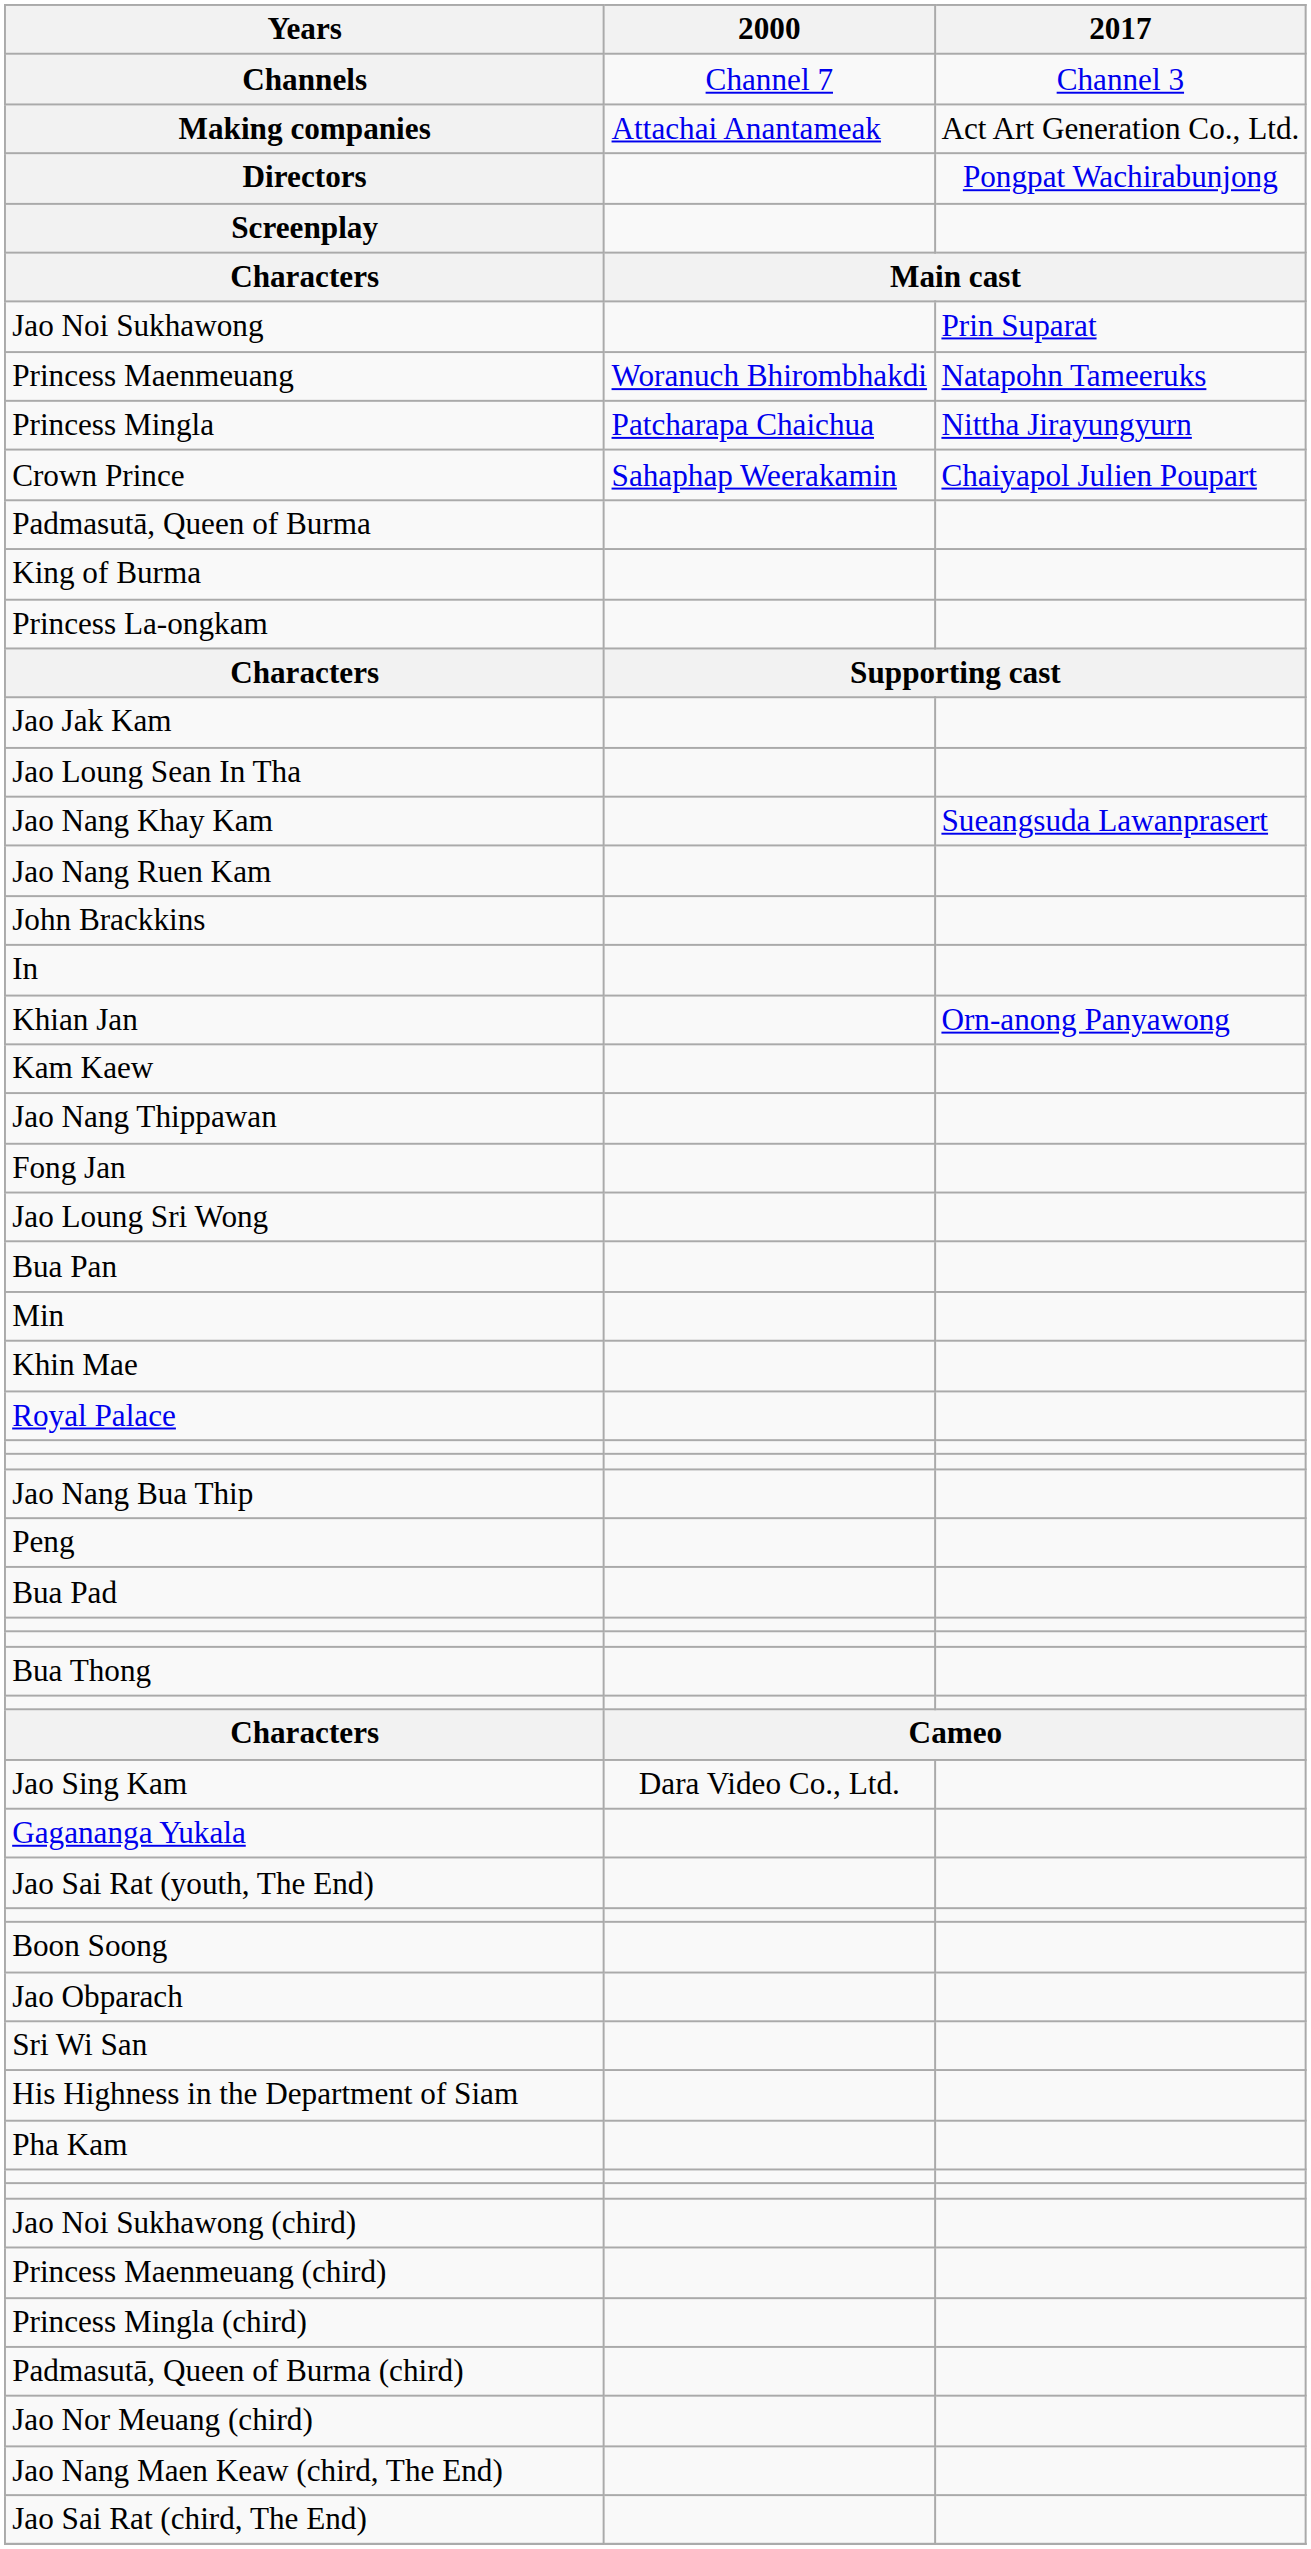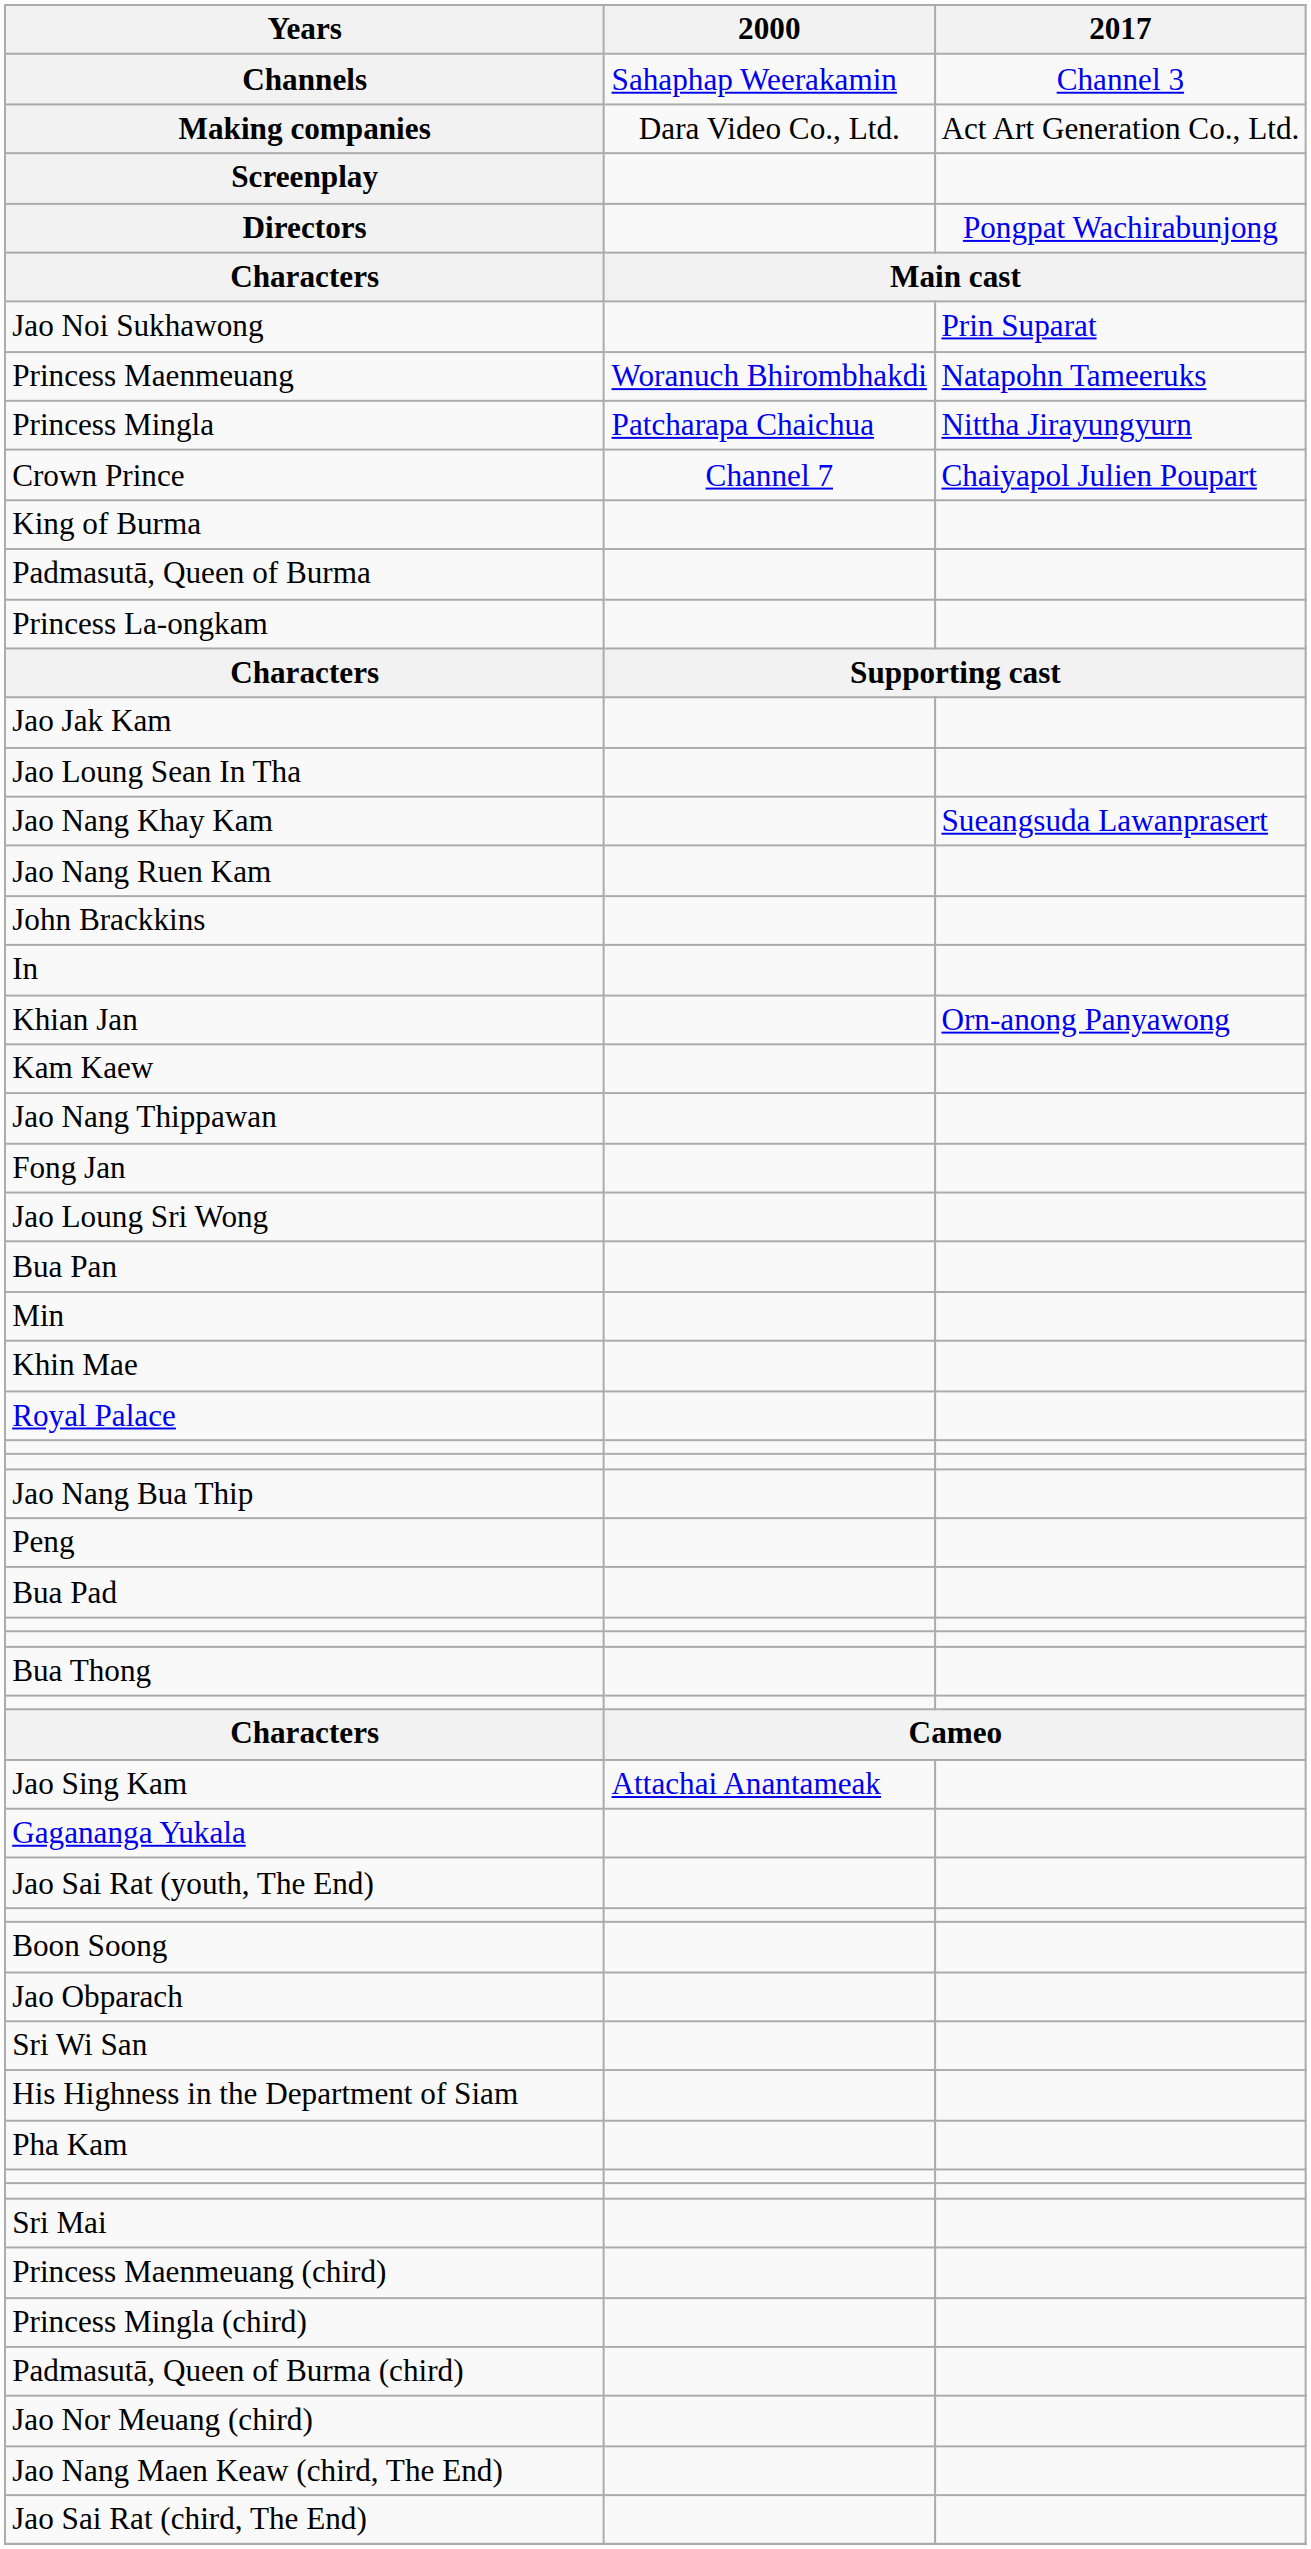(769, 78) Channel 7 -> (754, 78) Sahaphap Weerakamin
(746, 128) Attachai Anantameak -> (769, 128) Dara Video Co., Ltd.
rows swapped: (305, 227) <-> (305, 177)
(754, 474) Sahaphap Weerakamin -> (769, 474) Channel 7
rows swapped: (192, 524) <-> (107, 573)
(769, 1783) Dara Video Co., Ltd. -> (746, 1783) Attachai Anantameak
+ row: (59, 2222)
- row: (184, 2222)
